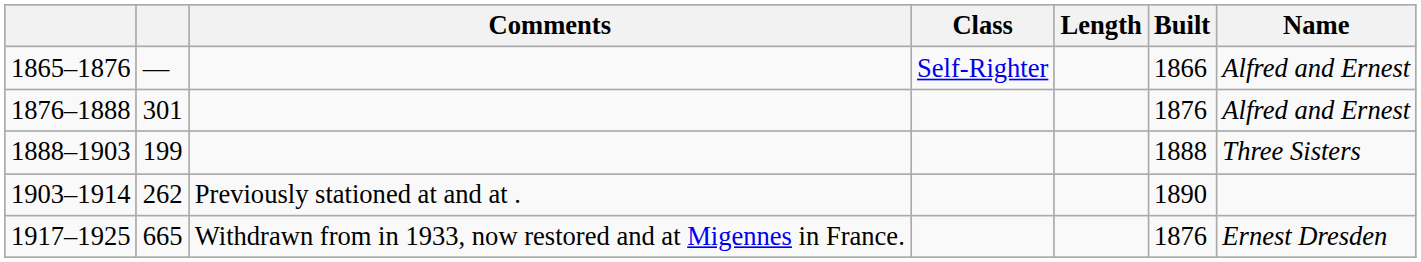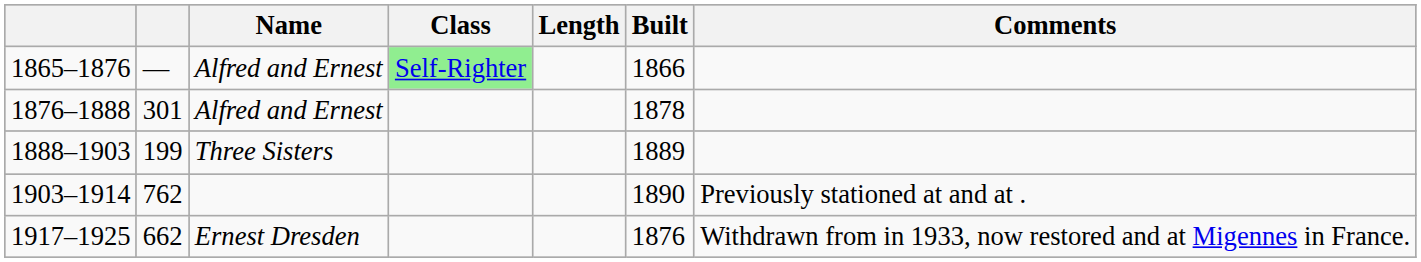columns swapped: (1316, 25) <-> (550, 25)
(983, 67) no background -> (461, 67) lightgreen background
(1181, 109) 1876 -> (658, 109) 1878
(1181, 151) 1888 -> (658, 151) 1889
(163, 194) 262 -> (163, 194) 762
(163, 236) 665 -> (163, 236) 662
